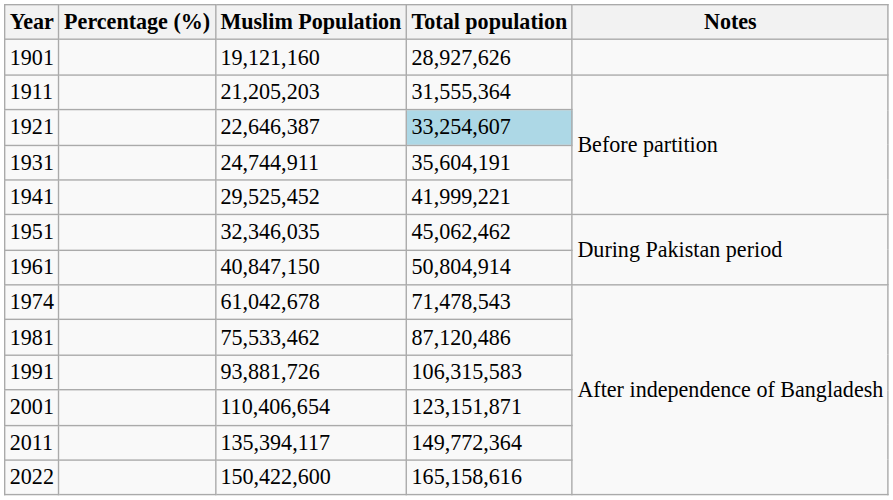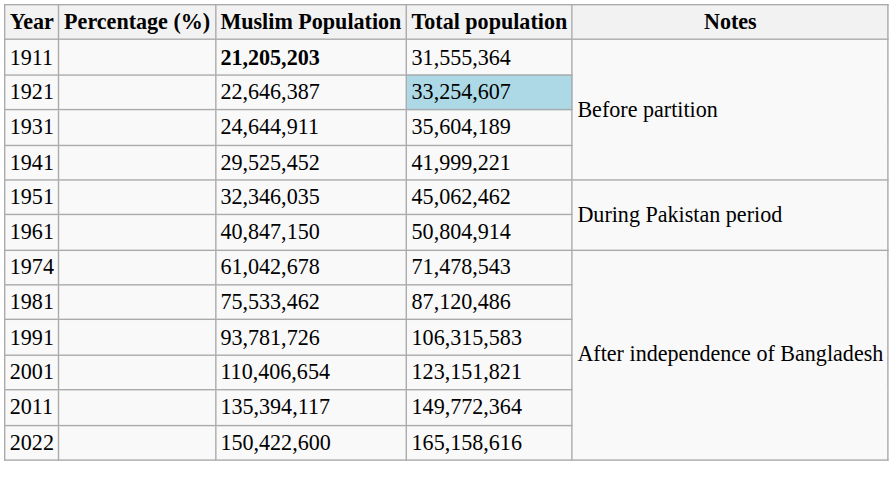- row: (32, 57)
(270, 92) normal -> (270, 57) bold
(270, 162) 24,744,911 -> (270, 127) 24,644,911
(461, 162) 35,604,191 -> (461, 127) 35,604,189
(270, 372) 93,881,726 -> (270, 337) 93,781,726
(467, 407) 123,151,871 -> (467, 372) 123,151,821
